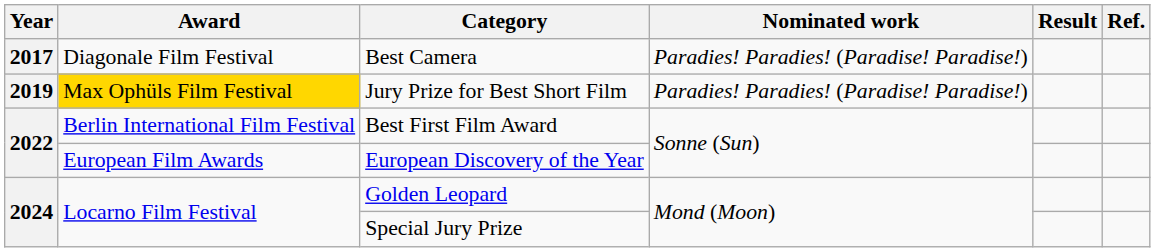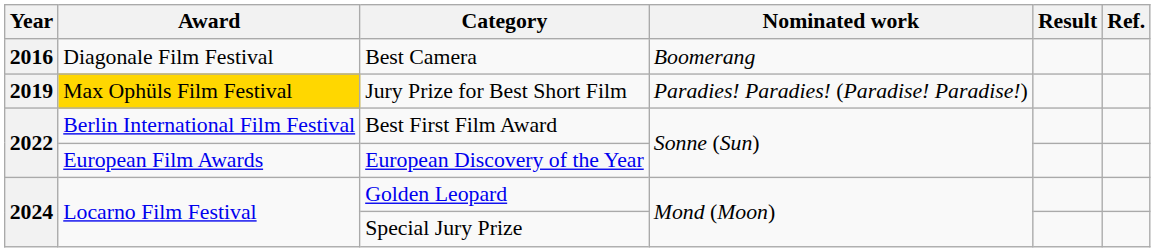(31, 56) 2017 -> (31, 56) 2016
(841, 56) Paradies! Paradies! (Paradise! Paradise!) -> (705, 56) Boomerang
